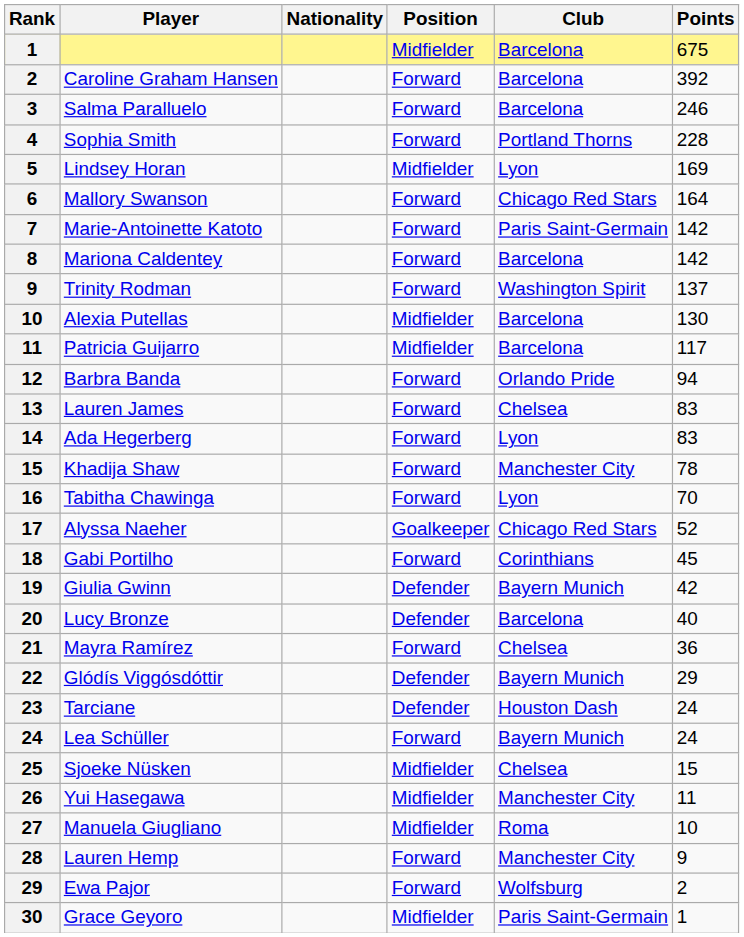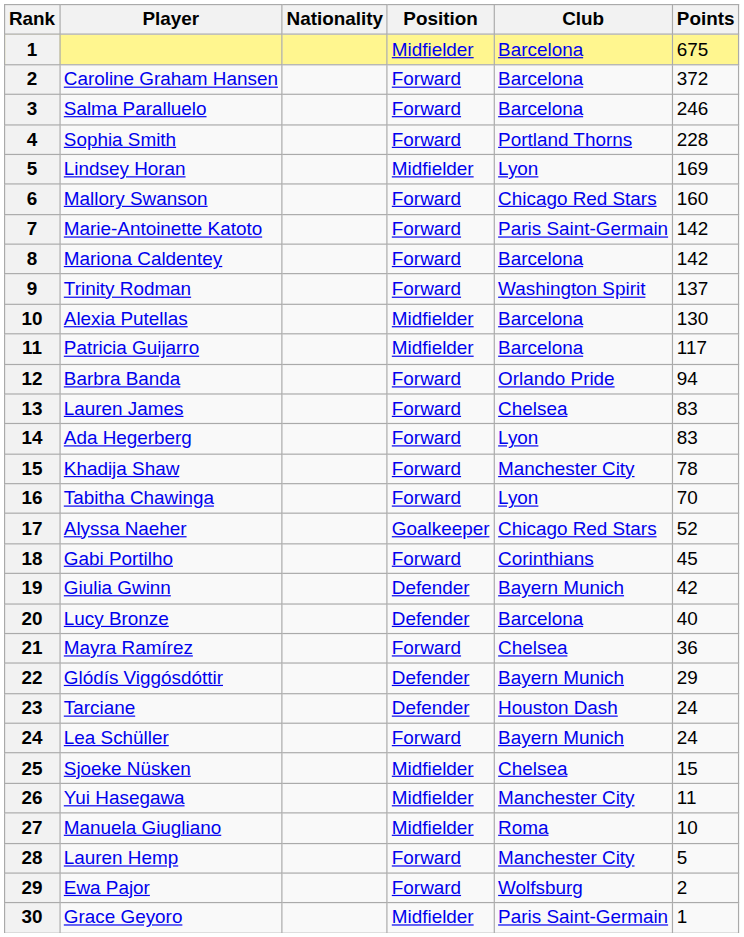(693, 79) 392 -> (693, 79) 372
(693, 199) 164 -> (693, 199) 160
(682, 857) 9 -> (682, 857) 5
